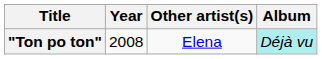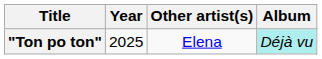(126, 41) 2008 -> (126, 41) 2025
